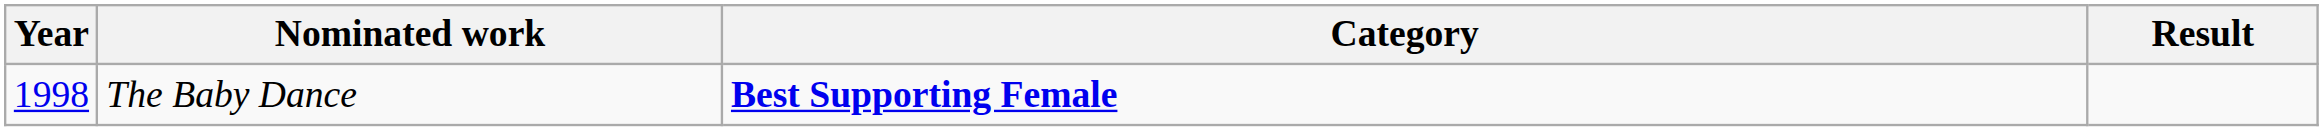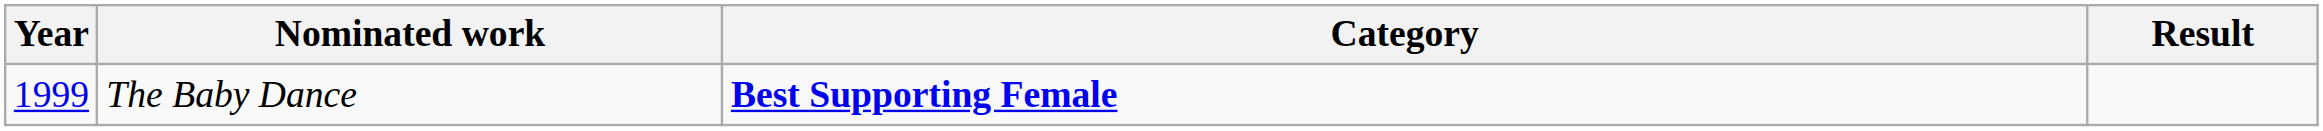(51, 93) 1998 -> (51, 93) 1999
